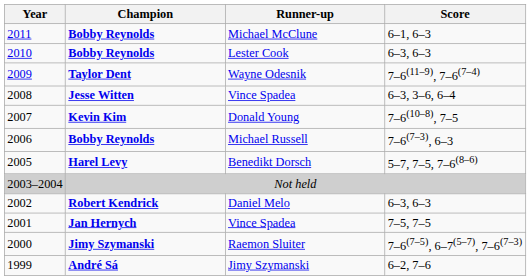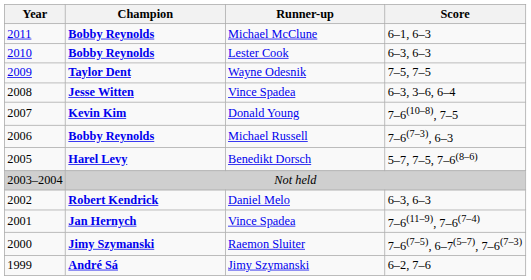(434, 74) 7–6(11–9), 7–6(7–4) -> (409, 72) 7–5, 7–5
(409, 222) 7–5, 7–5 -> (434, 221) 7–6(11–9), 7–6(7–4)
